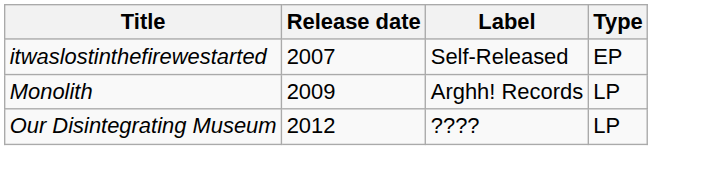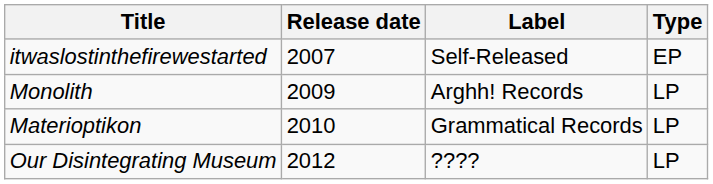+ row: (76, 126)
